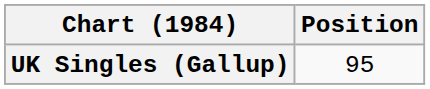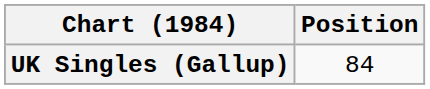(360, 65) 95 -> (360, 65) 84
